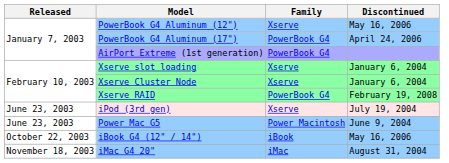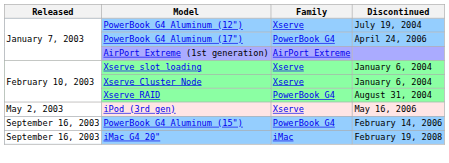(380, 25) May 16, 2006 -> (388, 25) July 19, 2004
(299, 53) PowerBook G4 -> (312, 53) AirPort Extreme
(393, 95) February 19, 2008 -> (393, 95) August 31, 2004
(40, 109) June 23, 2003 -> (35, 109) May 2, 2003
(383, 109) July 19, 2004 -> (385, 109) May 16, 2006
- row: (129, 123)
+ row: (173, 123)
- row: (150, 137)
(50, 151) November 18, 2003 -> (53, 137) September 16, 2003
(388, 151) August 31, 2004 -> (398, 137) February 19, 2008
